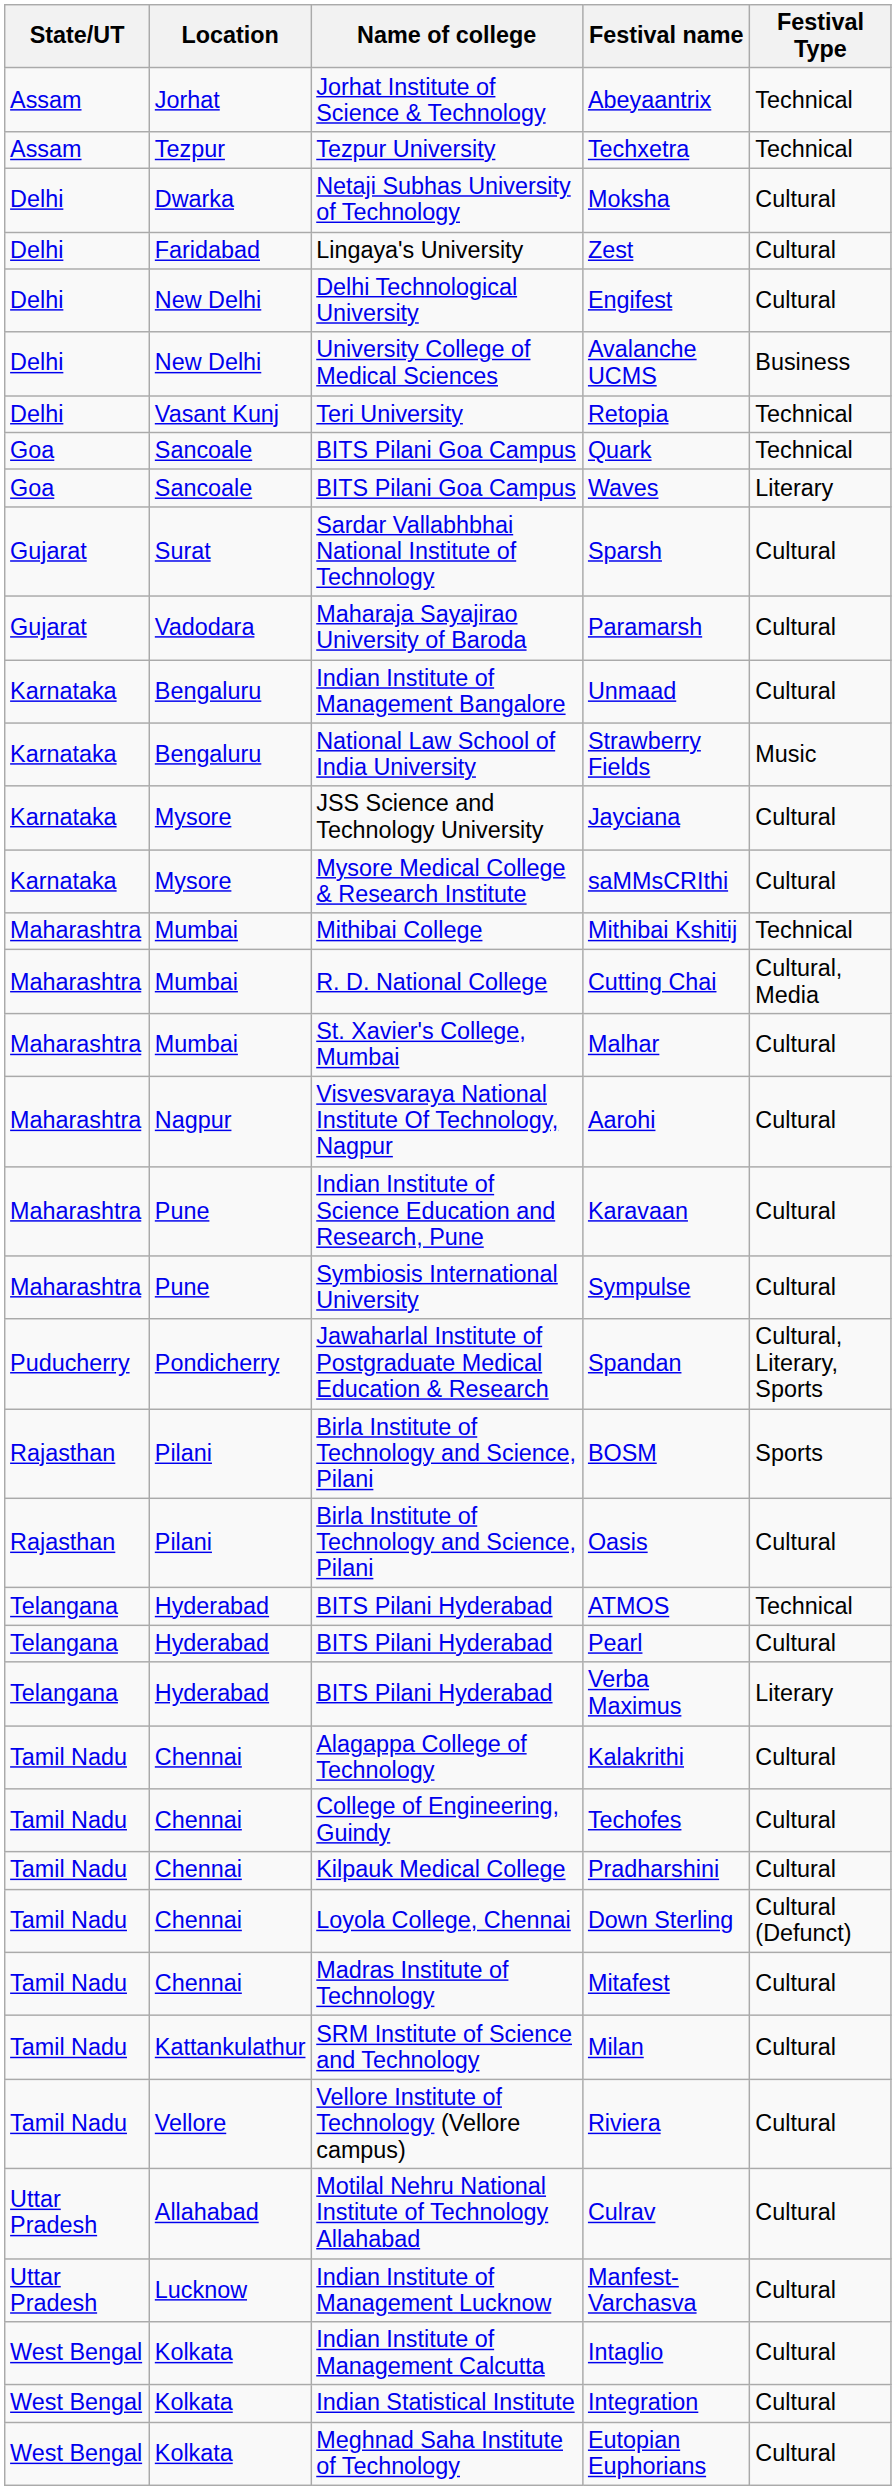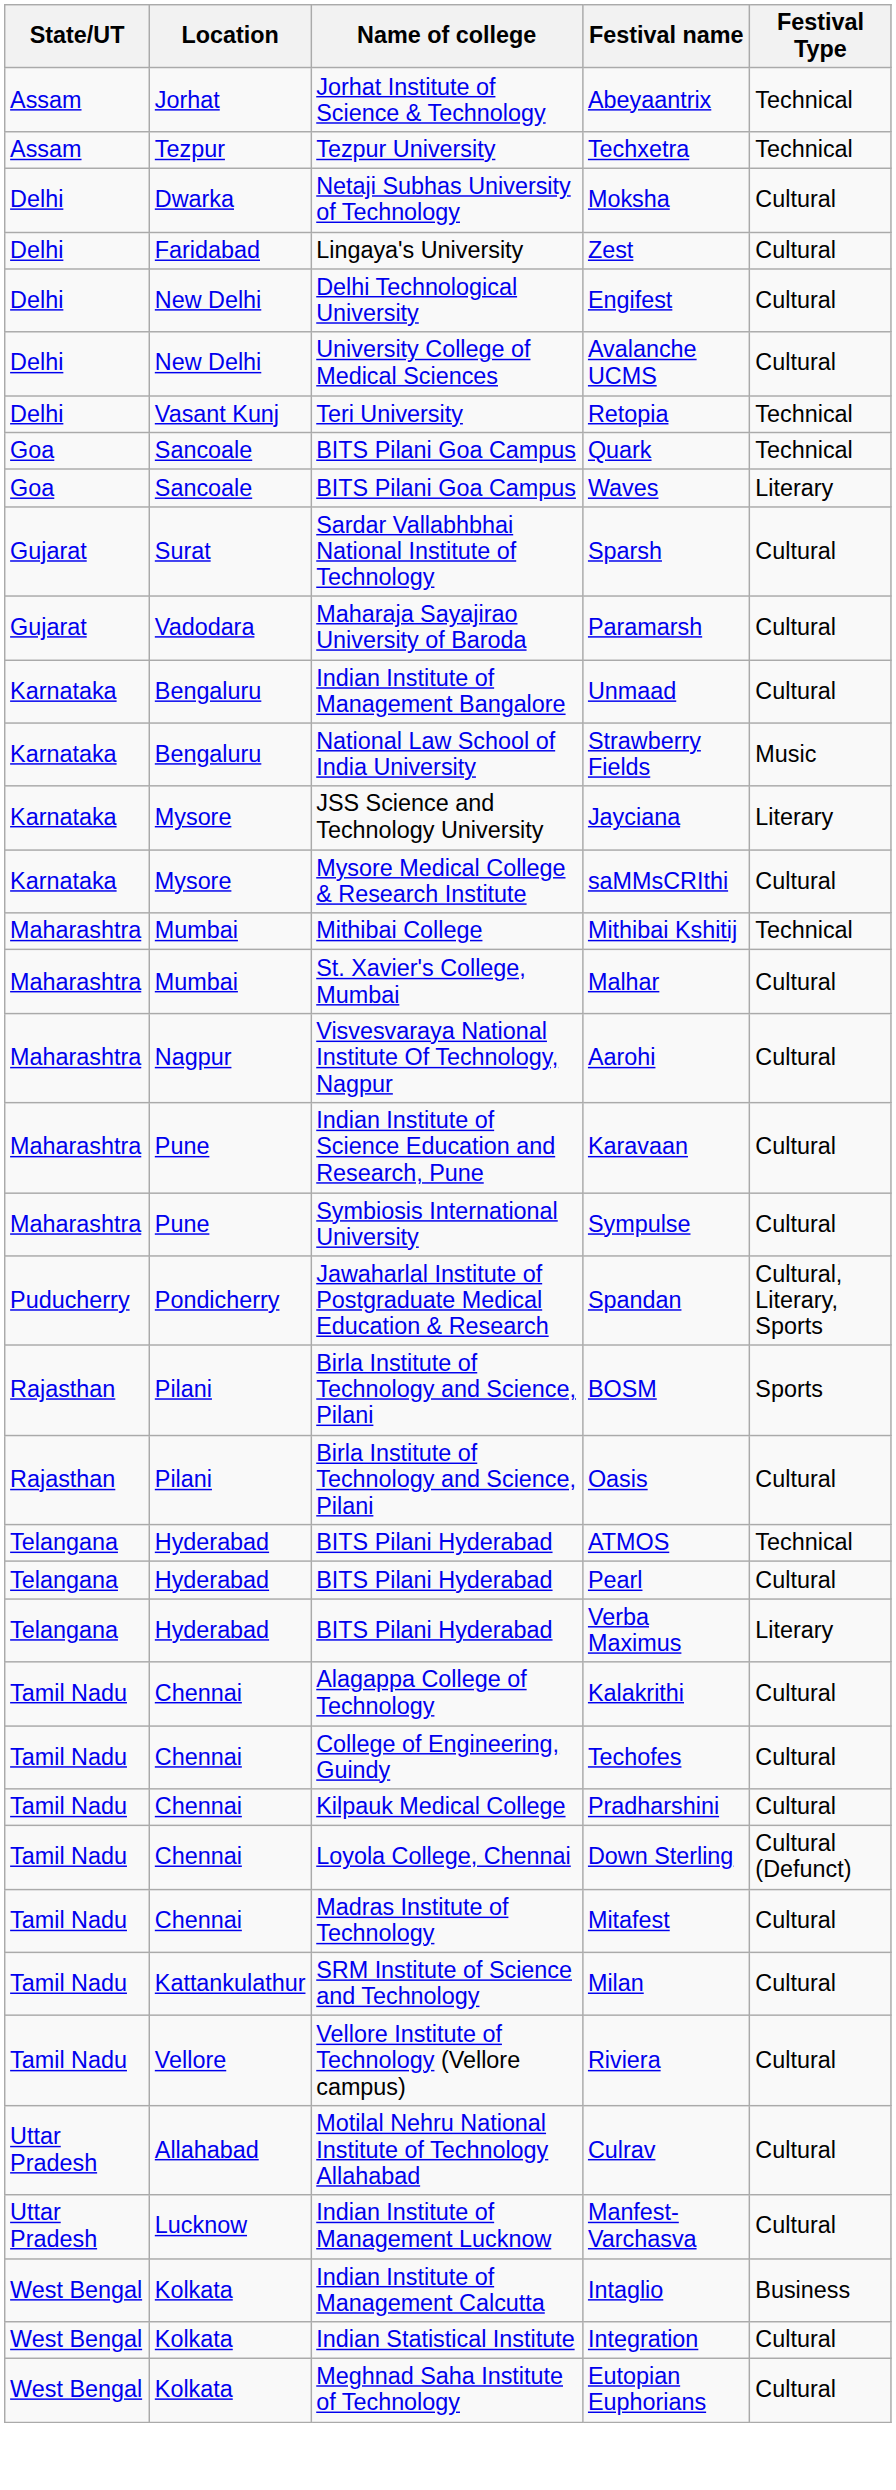(803, 363) Business -> (796, 363) Cultural
(796, 817) Cultural -> (794, 817) Literary
- row: (652, 981)
(796, 2353) Cultural -> (803, 2289) Business
